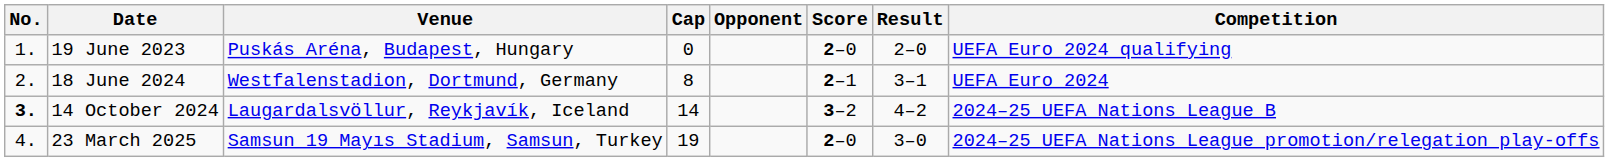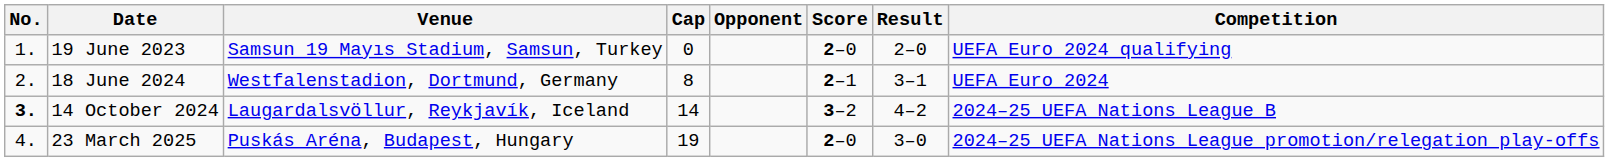(401, 50) Puskás Aréna, Budapest, Hungary -> (445, 50) Samsun 19 Mayıs Stadium, Samsun, Turkey
(445, 141) Samsun 19 Mayıs Stadium, Samsun, Turkey -> (401, 141) Puskás Aréna, Budapest, Hungary
